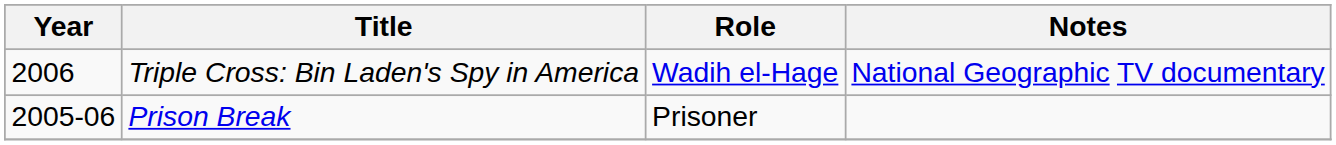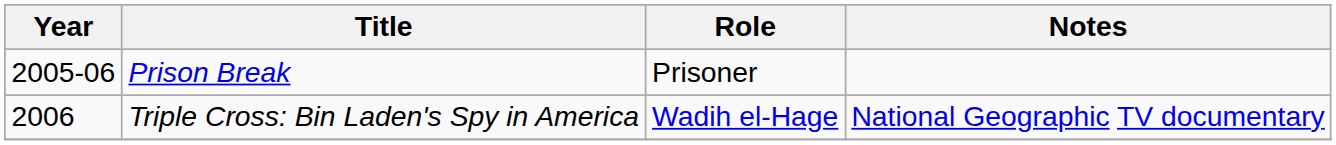rows swapped: (209, 116) <-> (384, 71)
